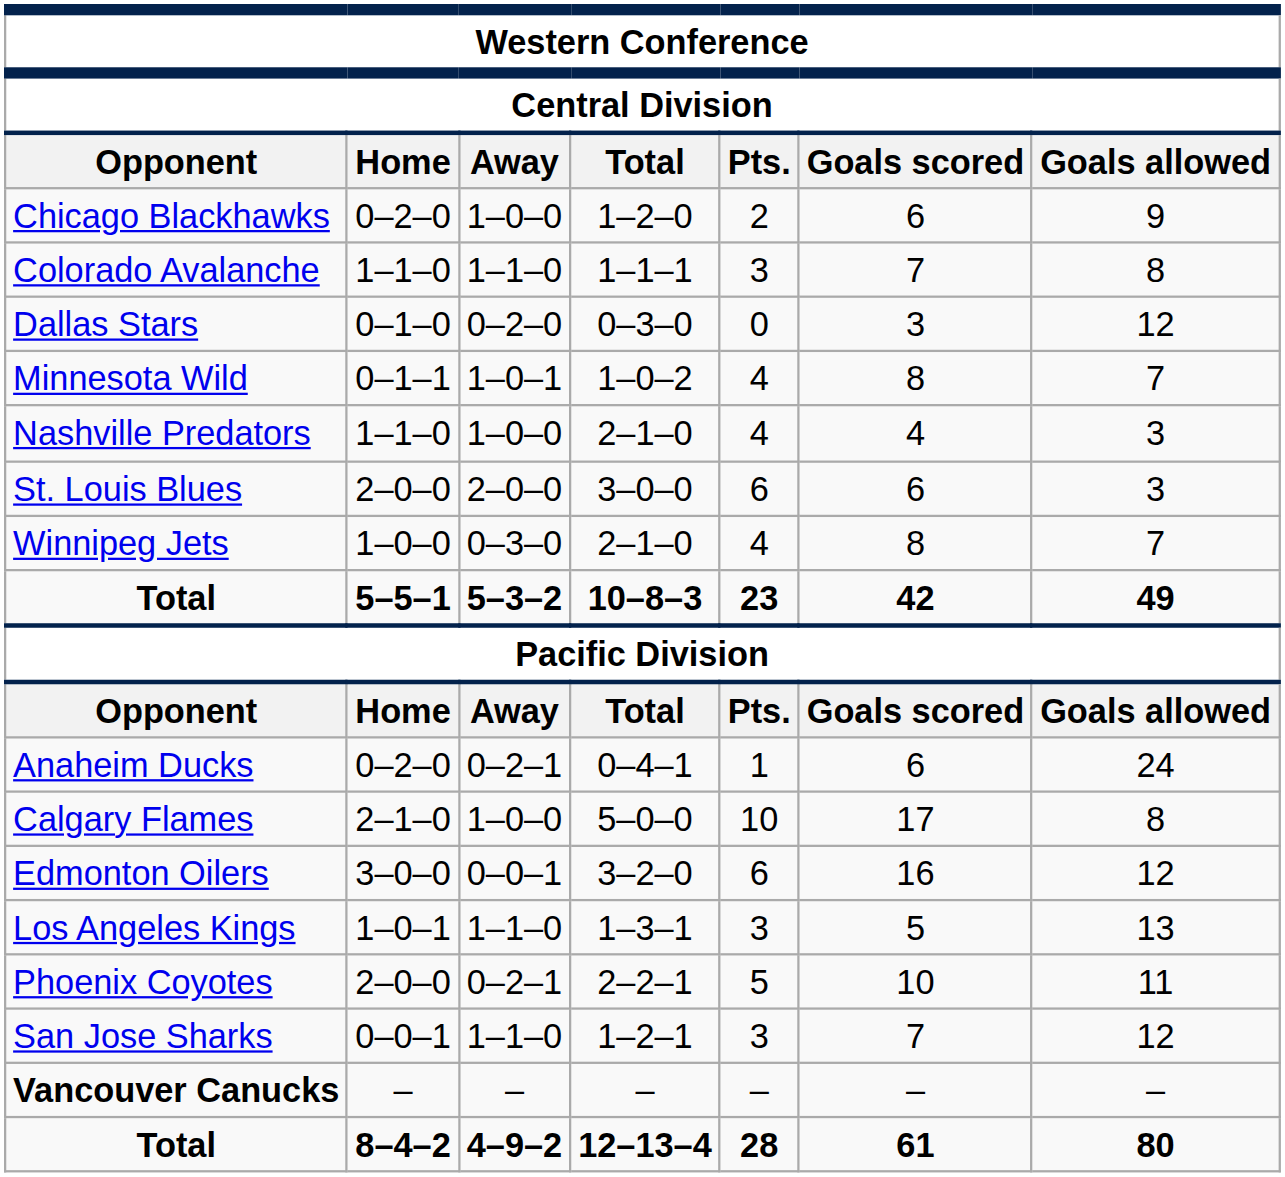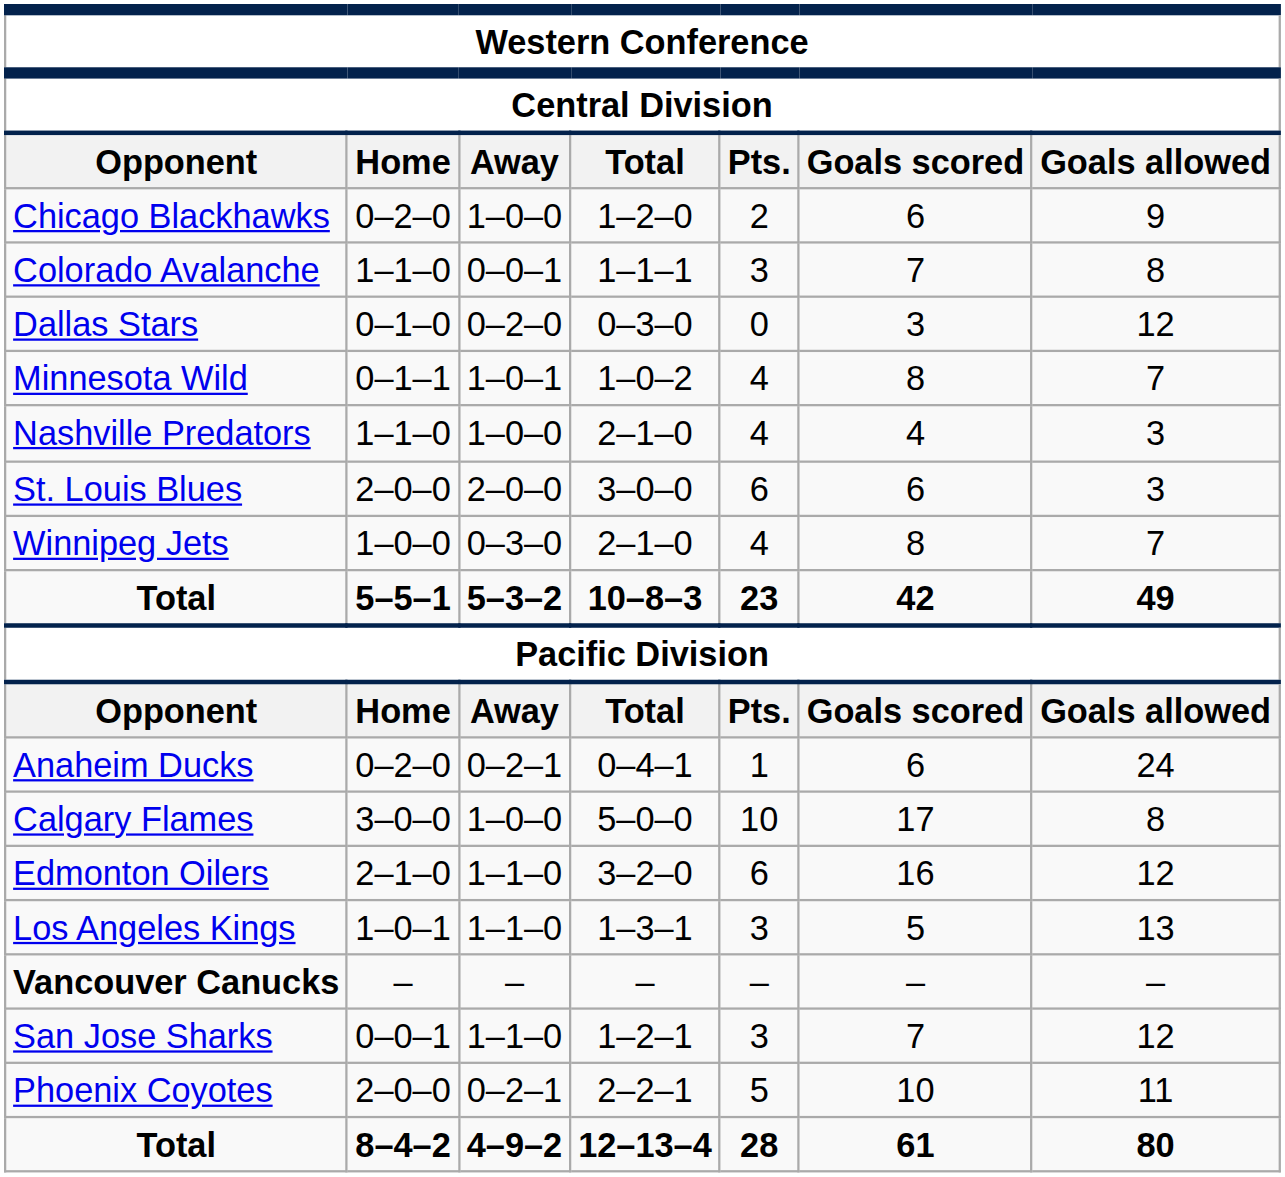(514, 270) 1–1–0 -> (514, 270) 0–0–1
(403, 819) 2–1–0 -> (403, 819) 3–0–0
(403, 873) 3–0–0 -> (403, 873) 2–1–0
(514, 873) 0–0–1 -> (514, 873) 1–1–0
rows swapped: (143, 982) <-> (176, 1091)
